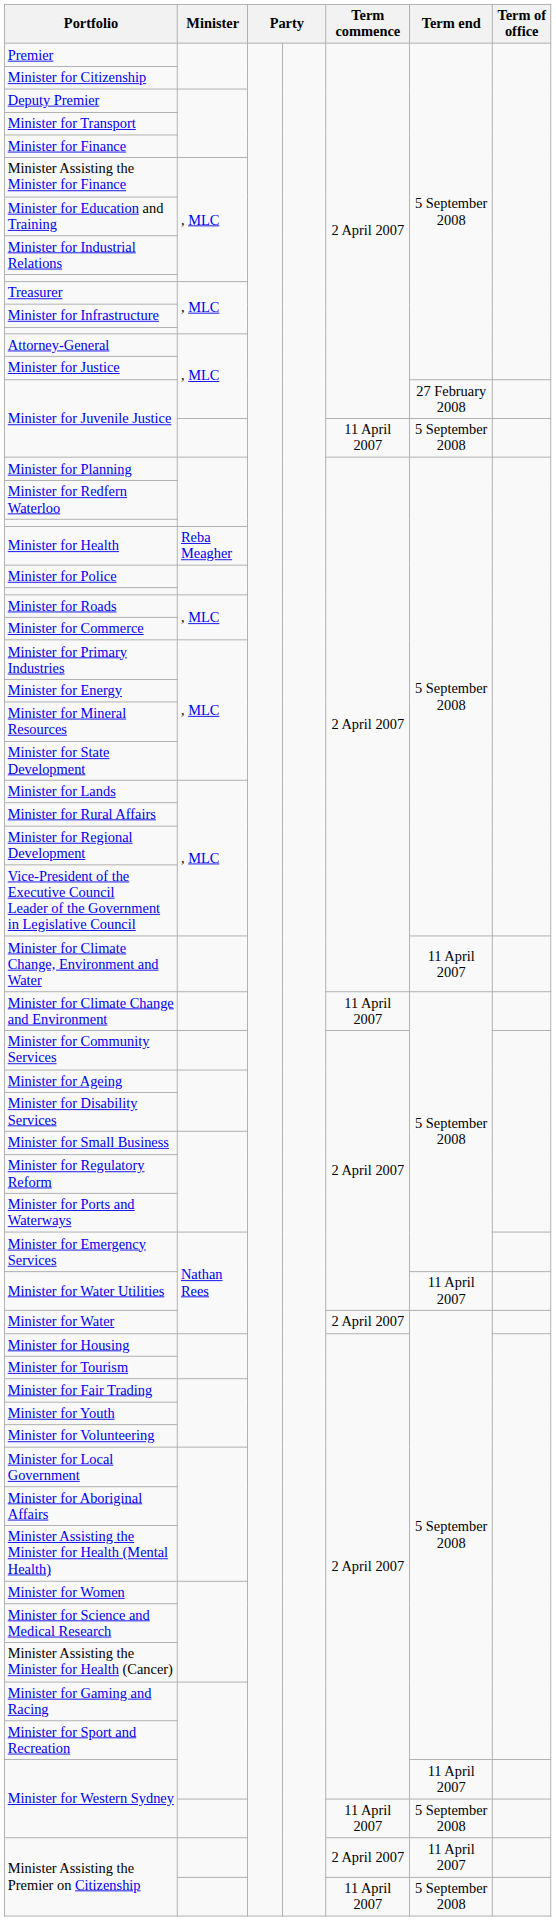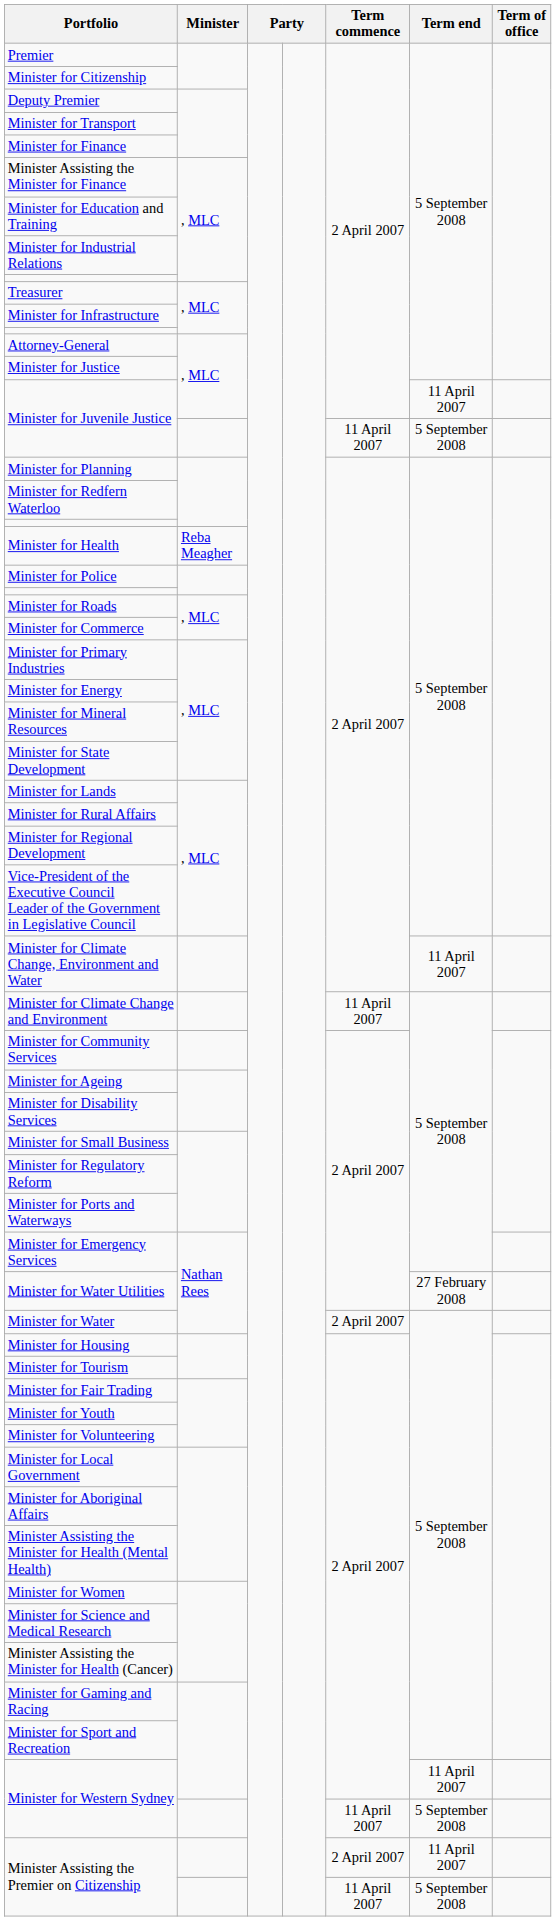(451, 398) 27 February 2008 -> (451, 398) 11 April 2007
(451, 1290) 11 April 2007 -> (451, 1290) 27 February 2008
